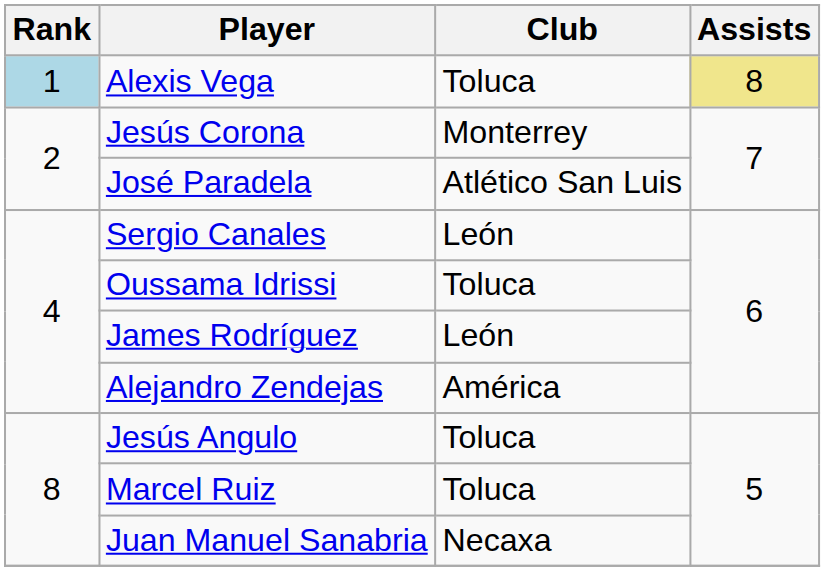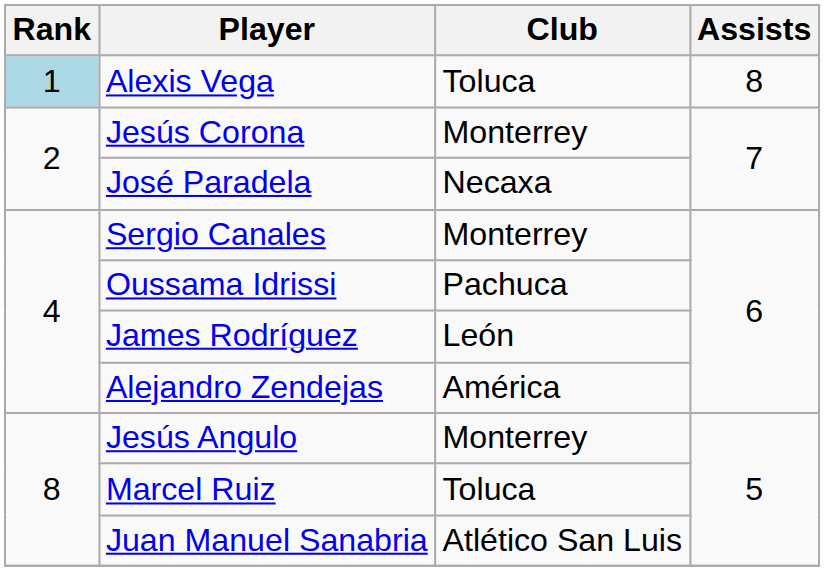(754, 81) khaki background -> (754, 81) no background
(562, 183) Atlético San Luis -> (497, 183) Necaxa
(478, 234) León -> (515, 234) Monterrey
(489, 285) Toluca -> (505, 285) Pachuca
(489, 438) Toluca -> (515, 438) Monterrey
(497, 540) Necaxa -> (562, 540) Atlético San Luis
